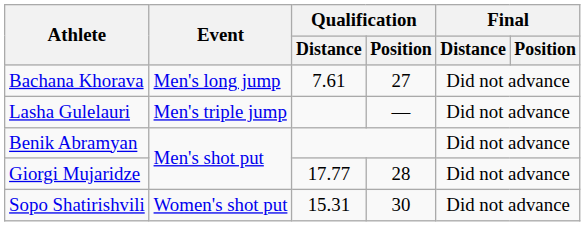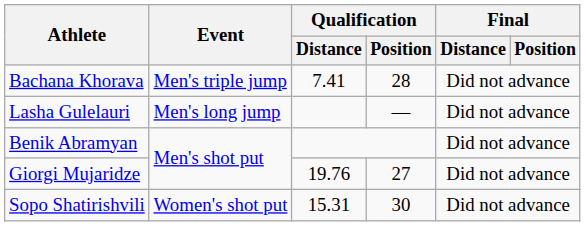(217, 80) Men's long jump -> (220, 80) Men's triple jump
(329, 80) 7.61 -> (329, 80) 7.41
(401, 80) 27 -> (401, 80) 28
(220, 112) Men's triple jump -> (217, 112) Men's long jump
(329, 174) 17.77 -> (329, 174) 19.76
(401, 174) 28 -> (401, 174) 27
